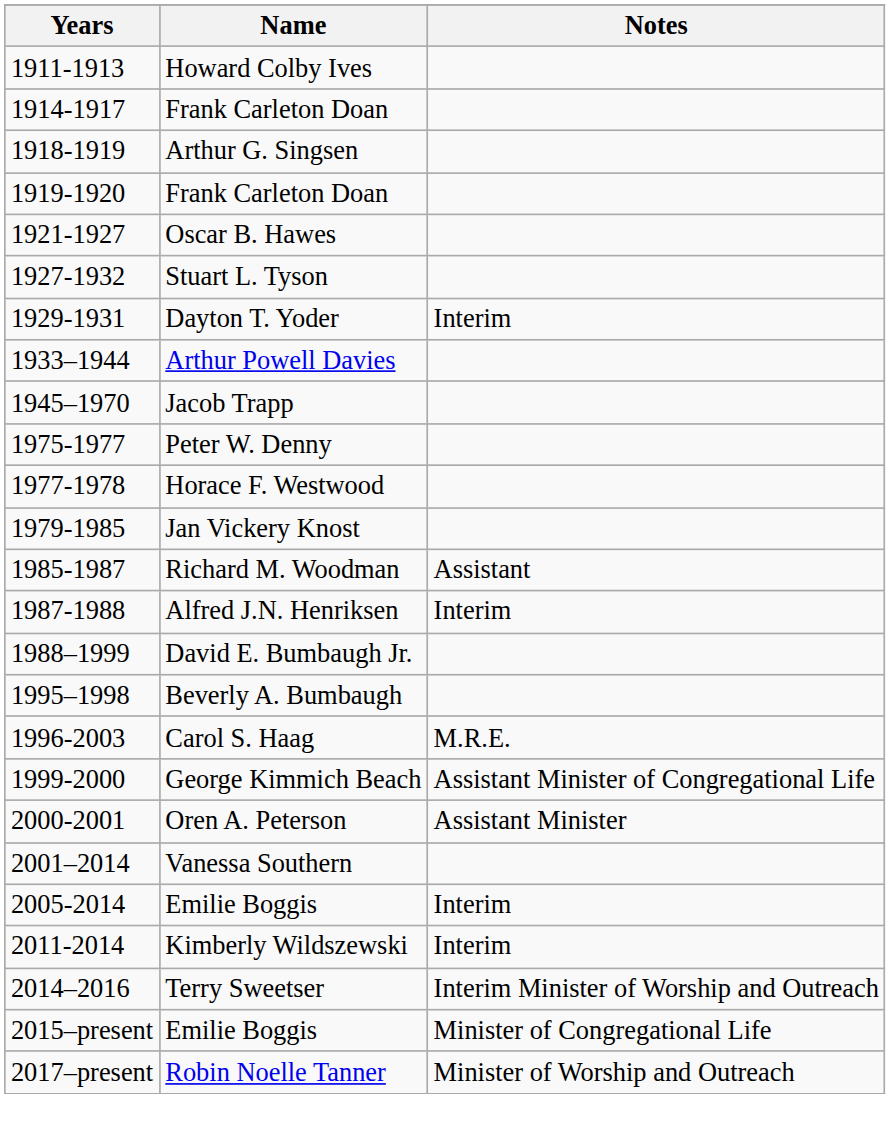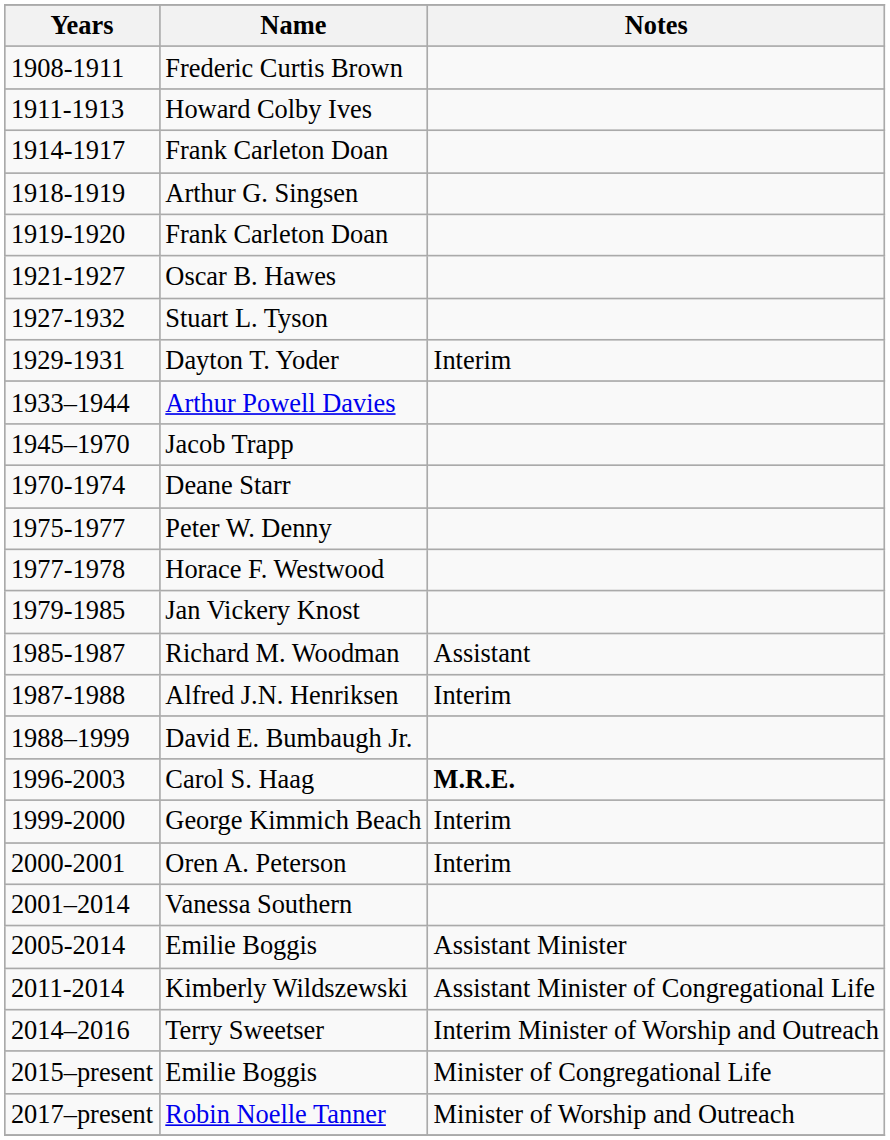+ row: (68, 67)
+ row: (68, 485)
- row: (70, 695)
(472, 737) normal -> (474, 779) bold
(654, 779) Assistant Minister of Congregational Life -> (472, 820) Interim
(530, 820) Assistant Minister -> (472, 862) Interim
(472, 904) Interim -> (530, 946) Assistant Minister
(472, 946) Interim -> (654, 988) Assistant Minister of Congregational Life
